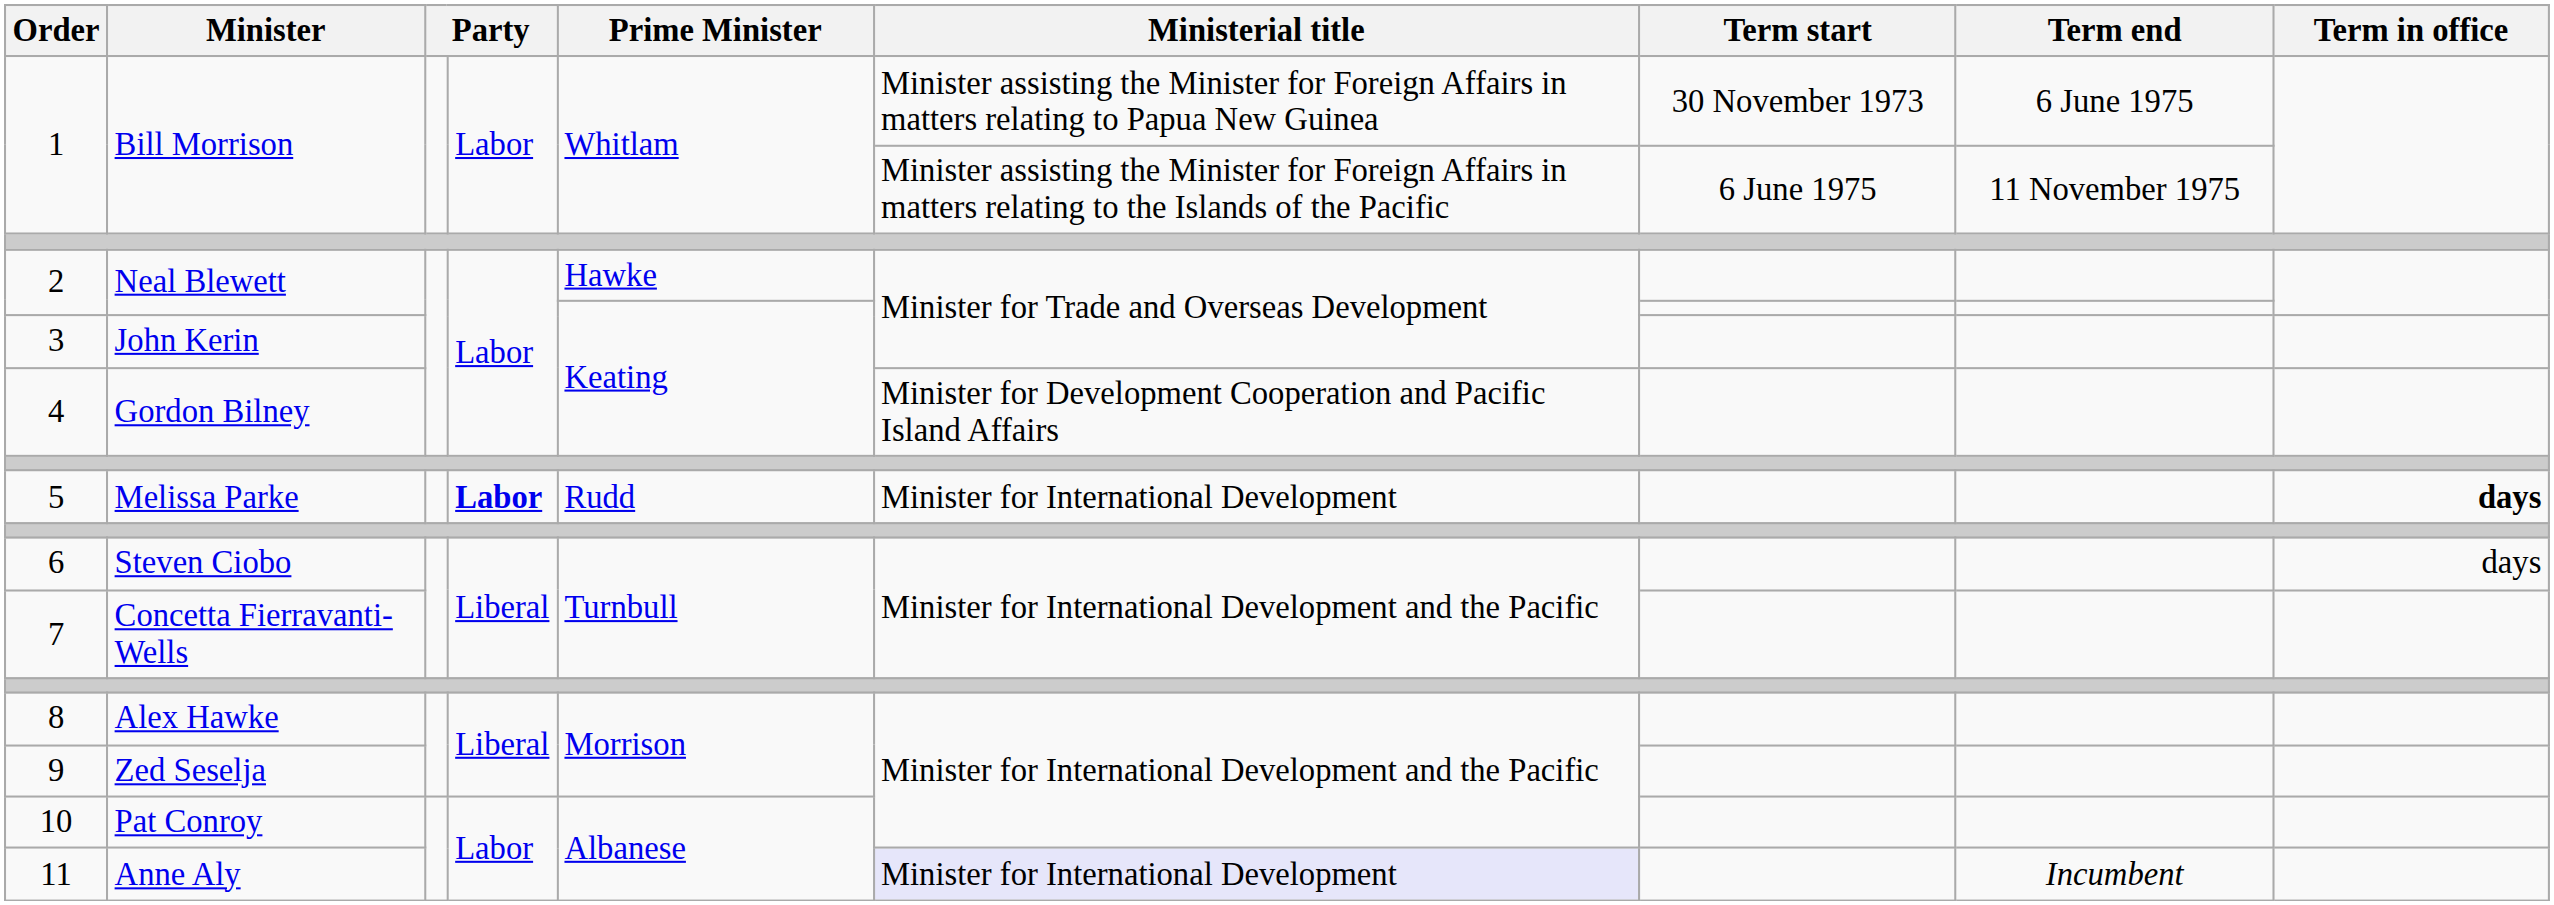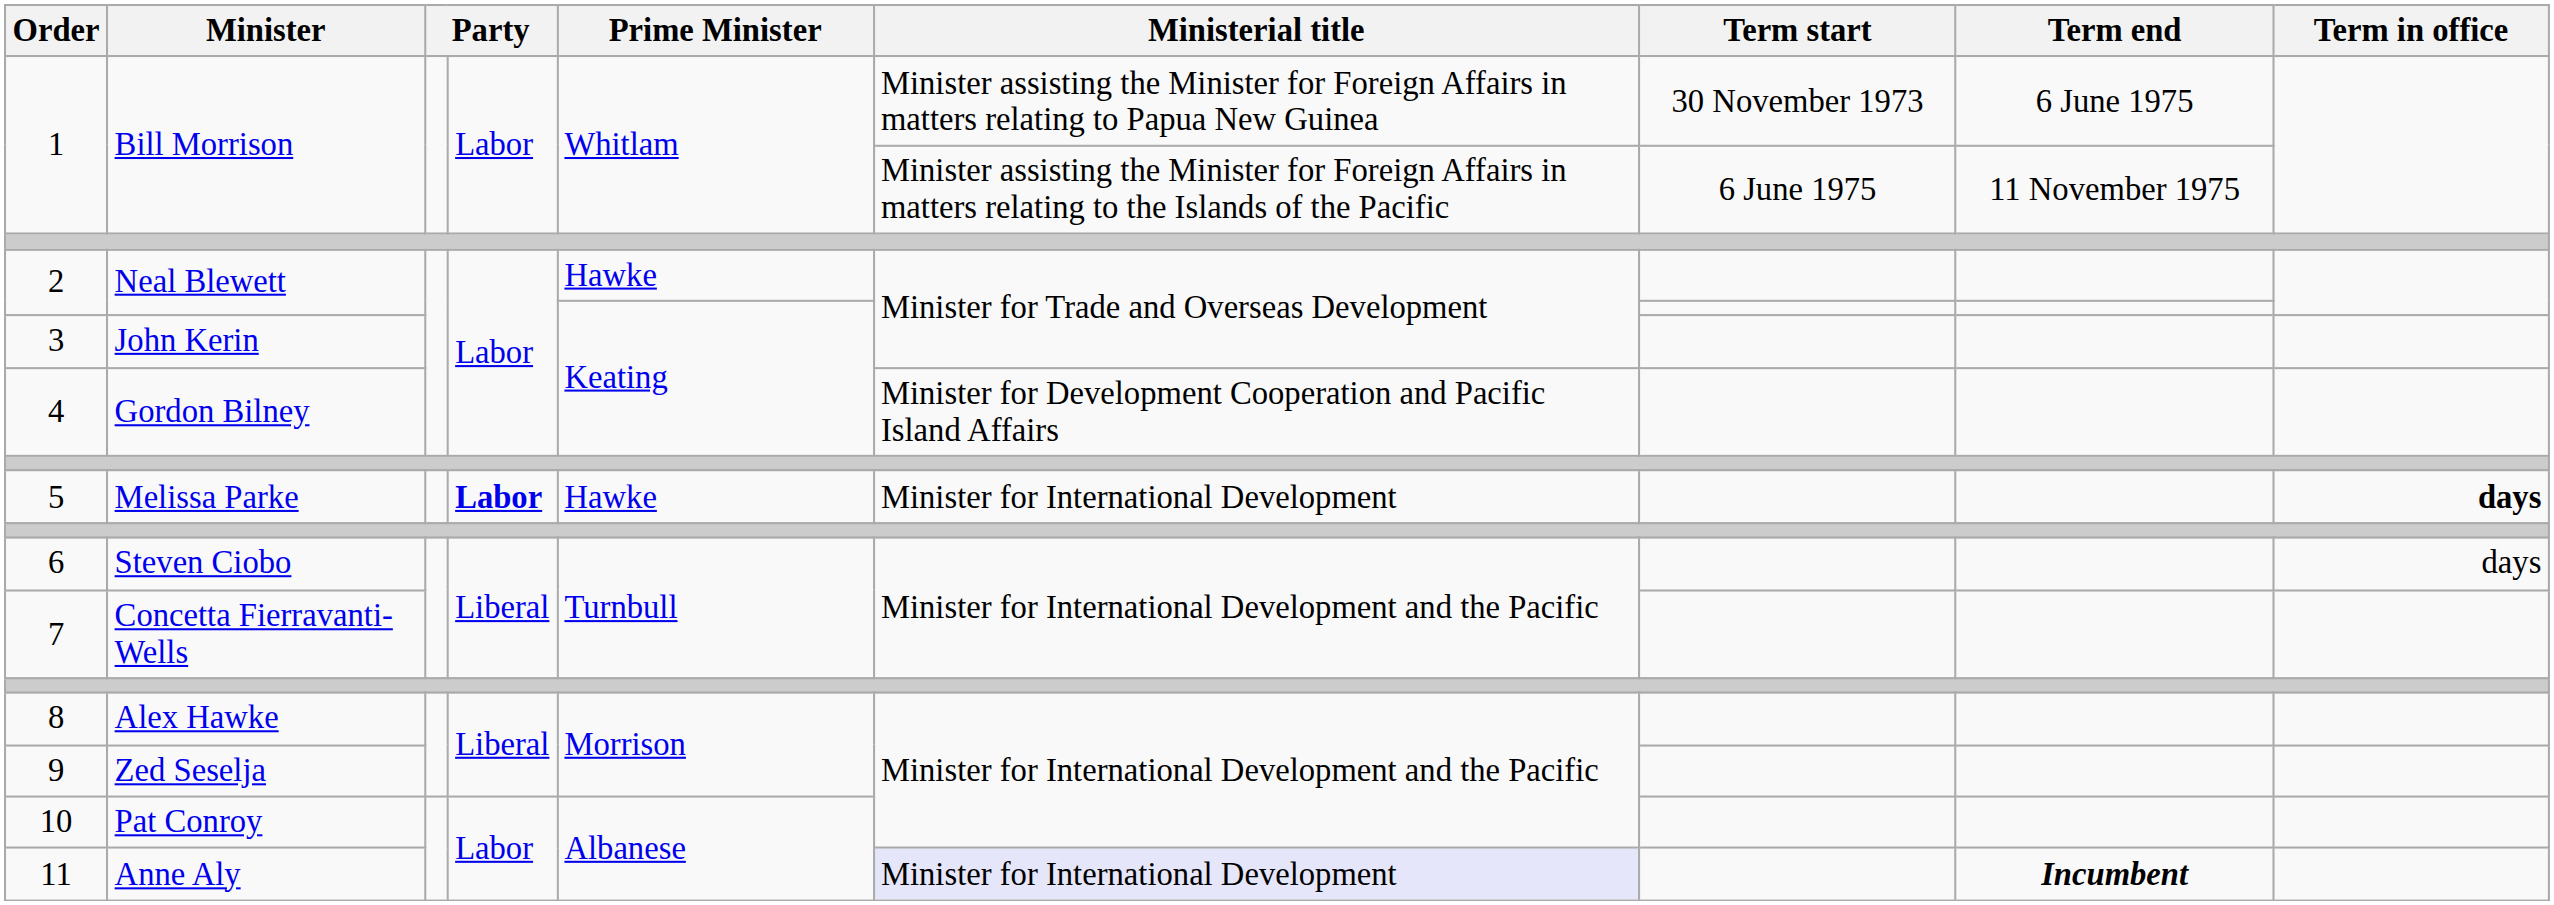(600, 496) Rudd -> (611, 496) Hawke
(2115, 873) normal -> (2115, 873) bold
